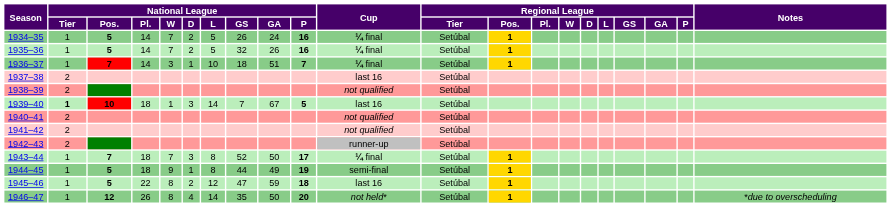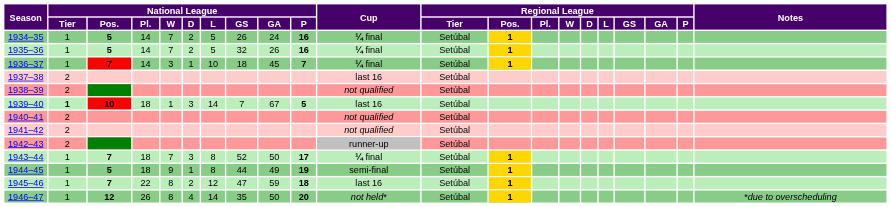(274, 64) 51 -> (274, 64) 45
(109, 183) 5 -> (109, 183) 7
